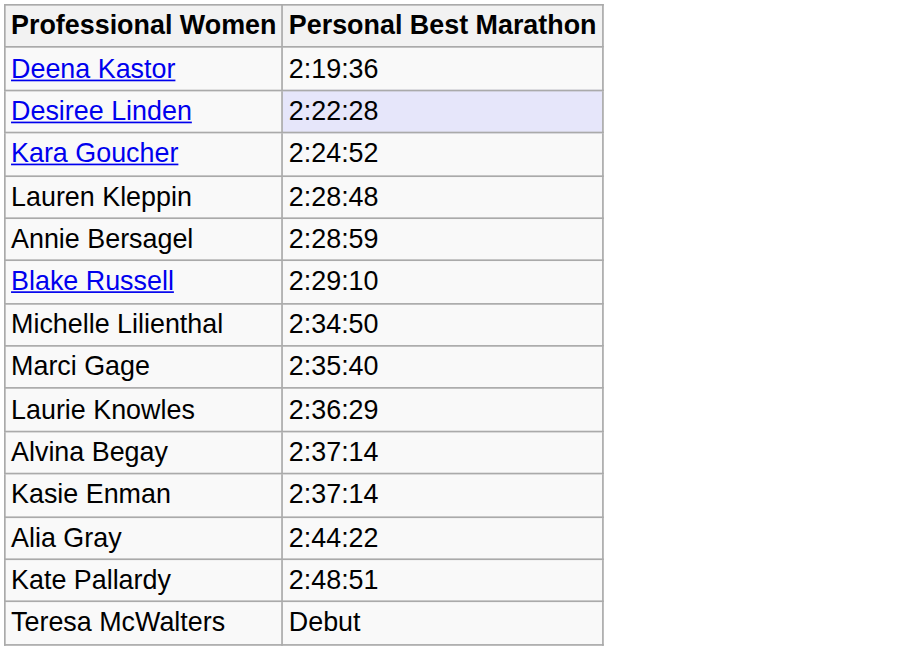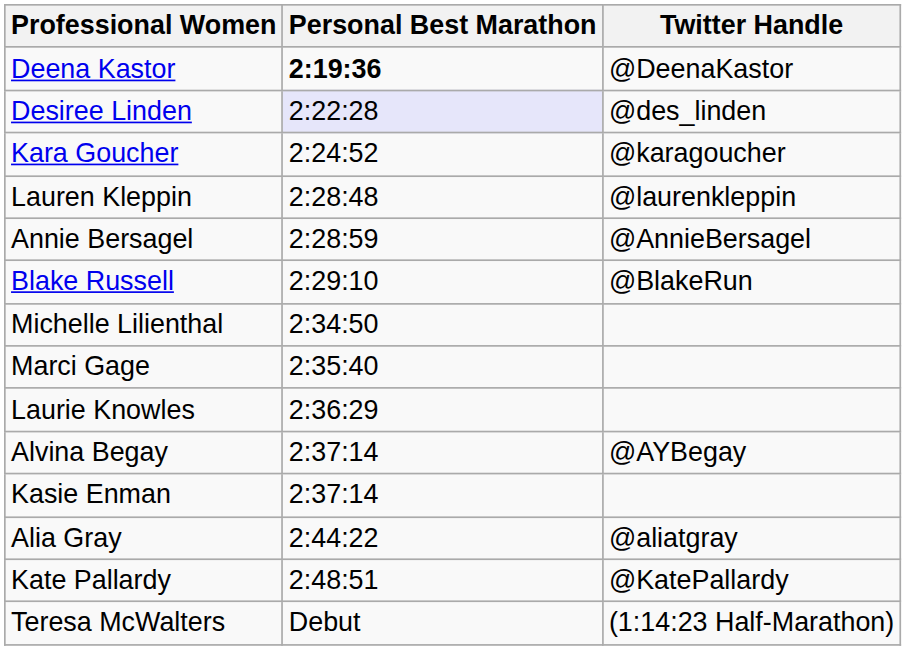+ column: (752, 25)
(334, 68) normal -> (335, 68) bold
